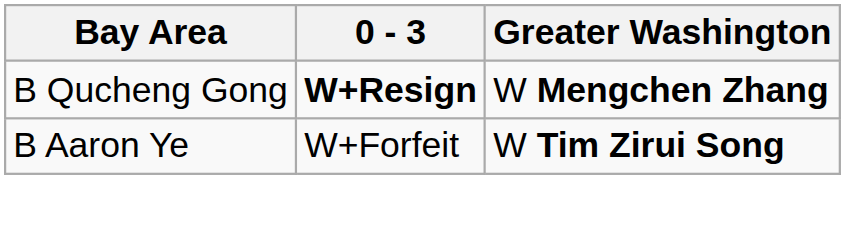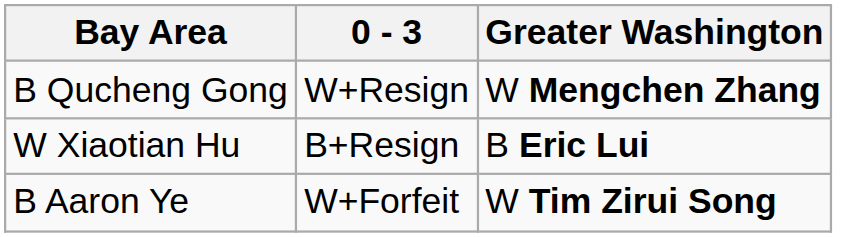(391, 88) bold -> (387, 88) normal
+ row: (127, 145)
